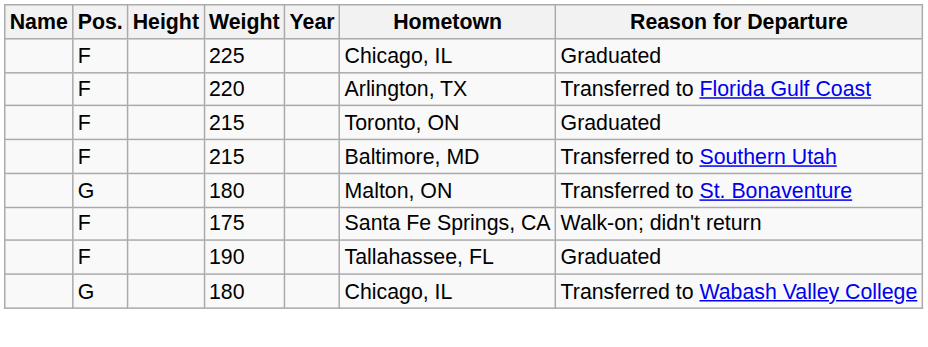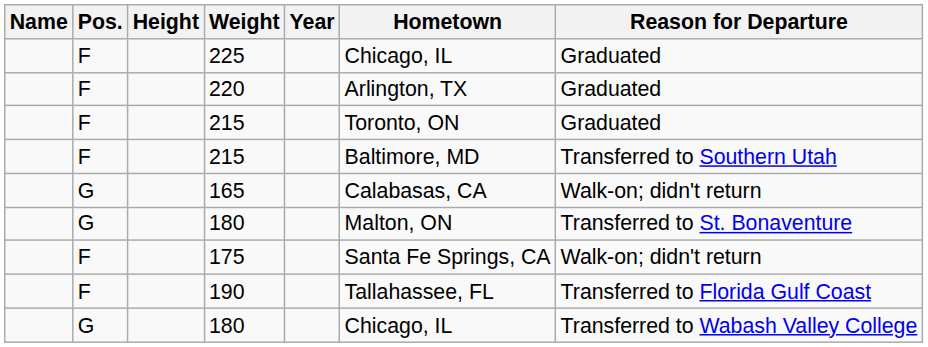(716, 89) Transferred to Florida Gulf Coast -> (611, 89) Graduated
+ row: (86, 190)
(611, 258) Graduated -> (716, 291) Transferred to Florida Gulf Coast
